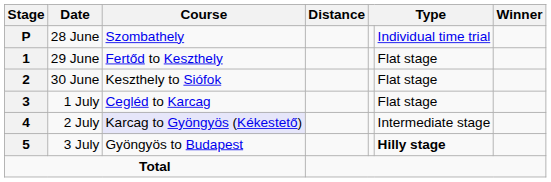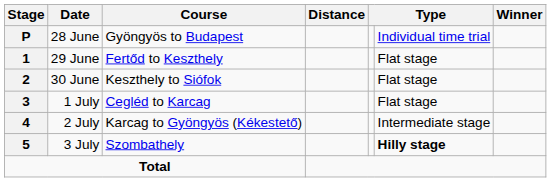(145, 36) Szombathely -> (174, 36) Gyöngyös to Budapest
(204, 123) lavender background -> (204, 123) no background
(174, 144) Gyöngyös to Budapest -> (145, 144) Szombathely
